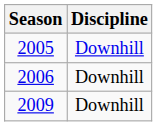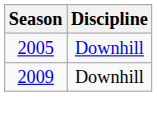- row: (36, 76)
